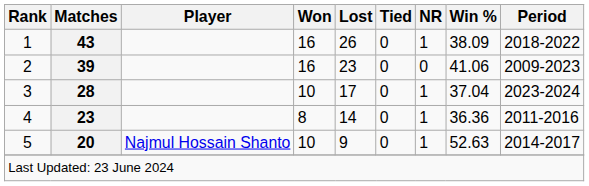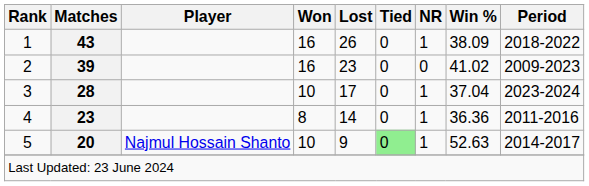(469, 67) 41.06 -> (469, 67) 41.02
(384, 142) no background -> (384, 142) lightgreen background
